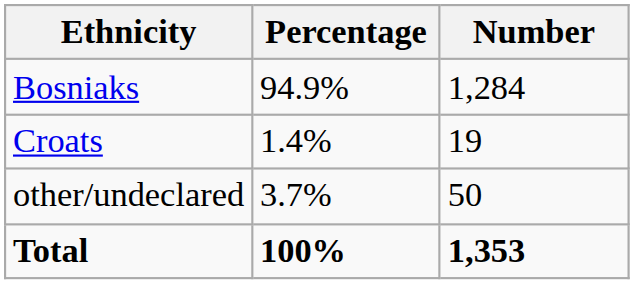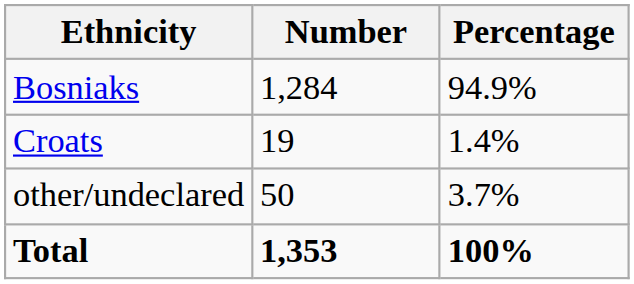columns swapped: (534, 31) <-> (346, 31)
